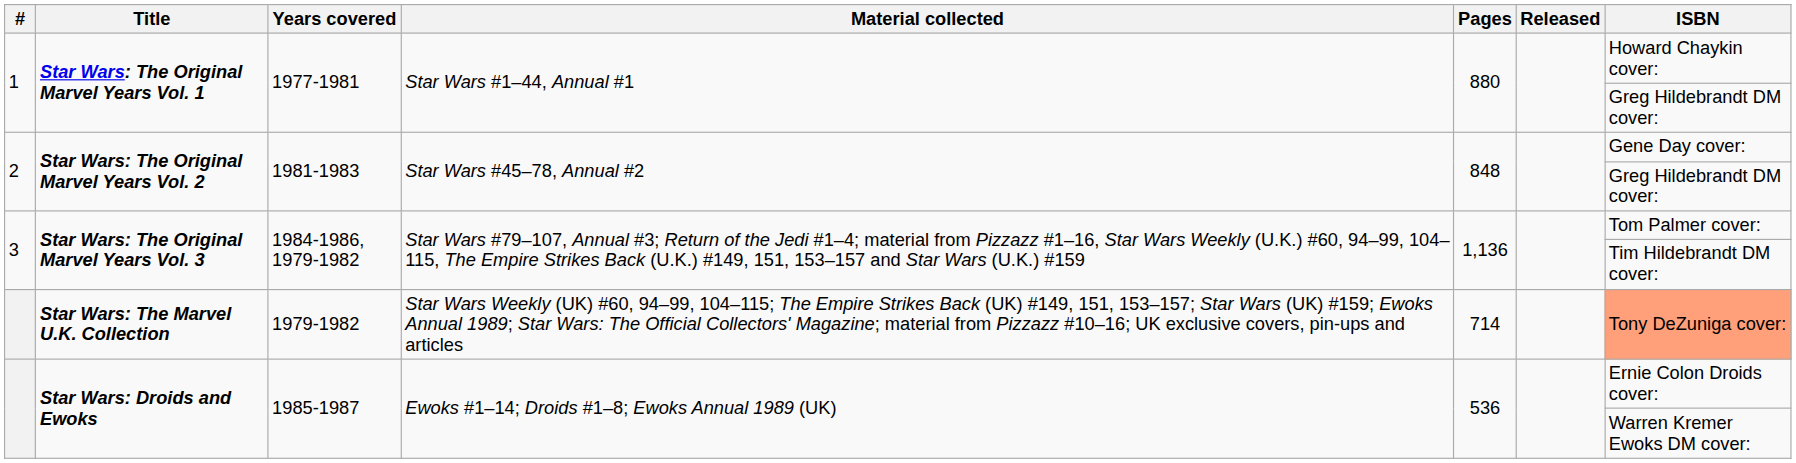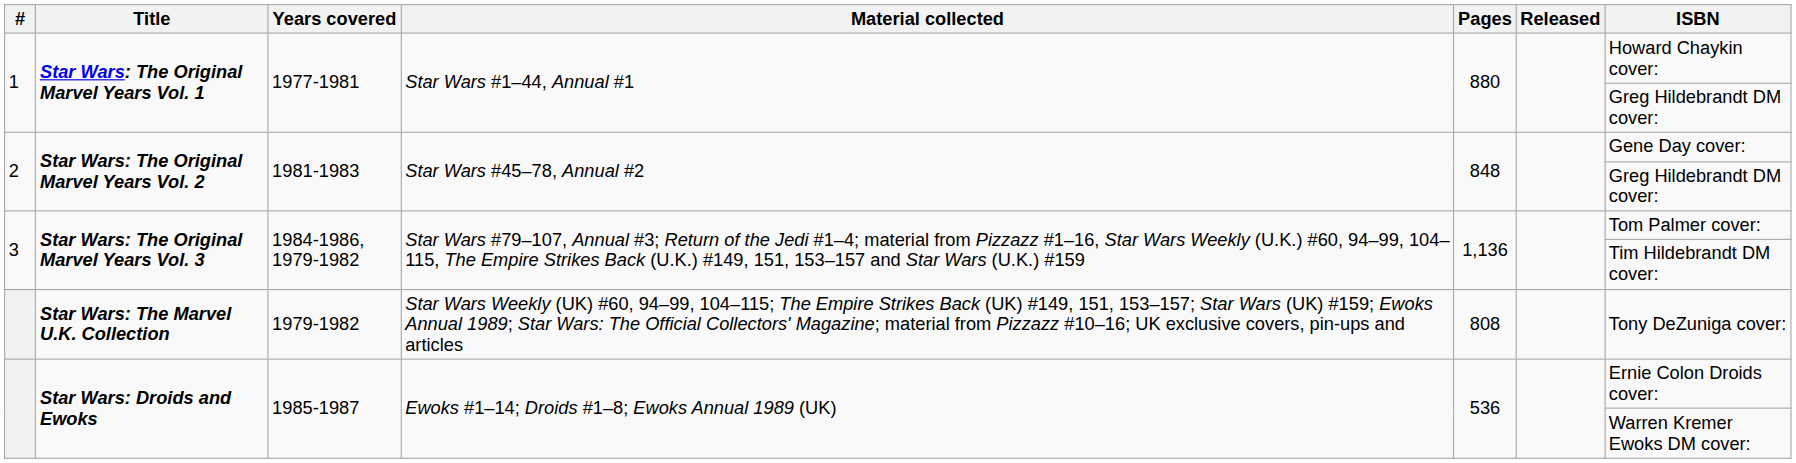(1485, 324) 714 -> (1485, 324) 808
(1697, 324) lightsalmon background -> (1697, 324) no background
